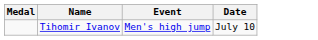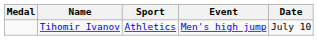+ column: (150, 12)
